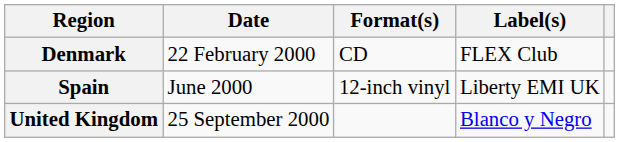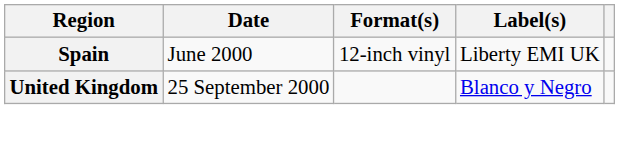- row: (84, 53)
